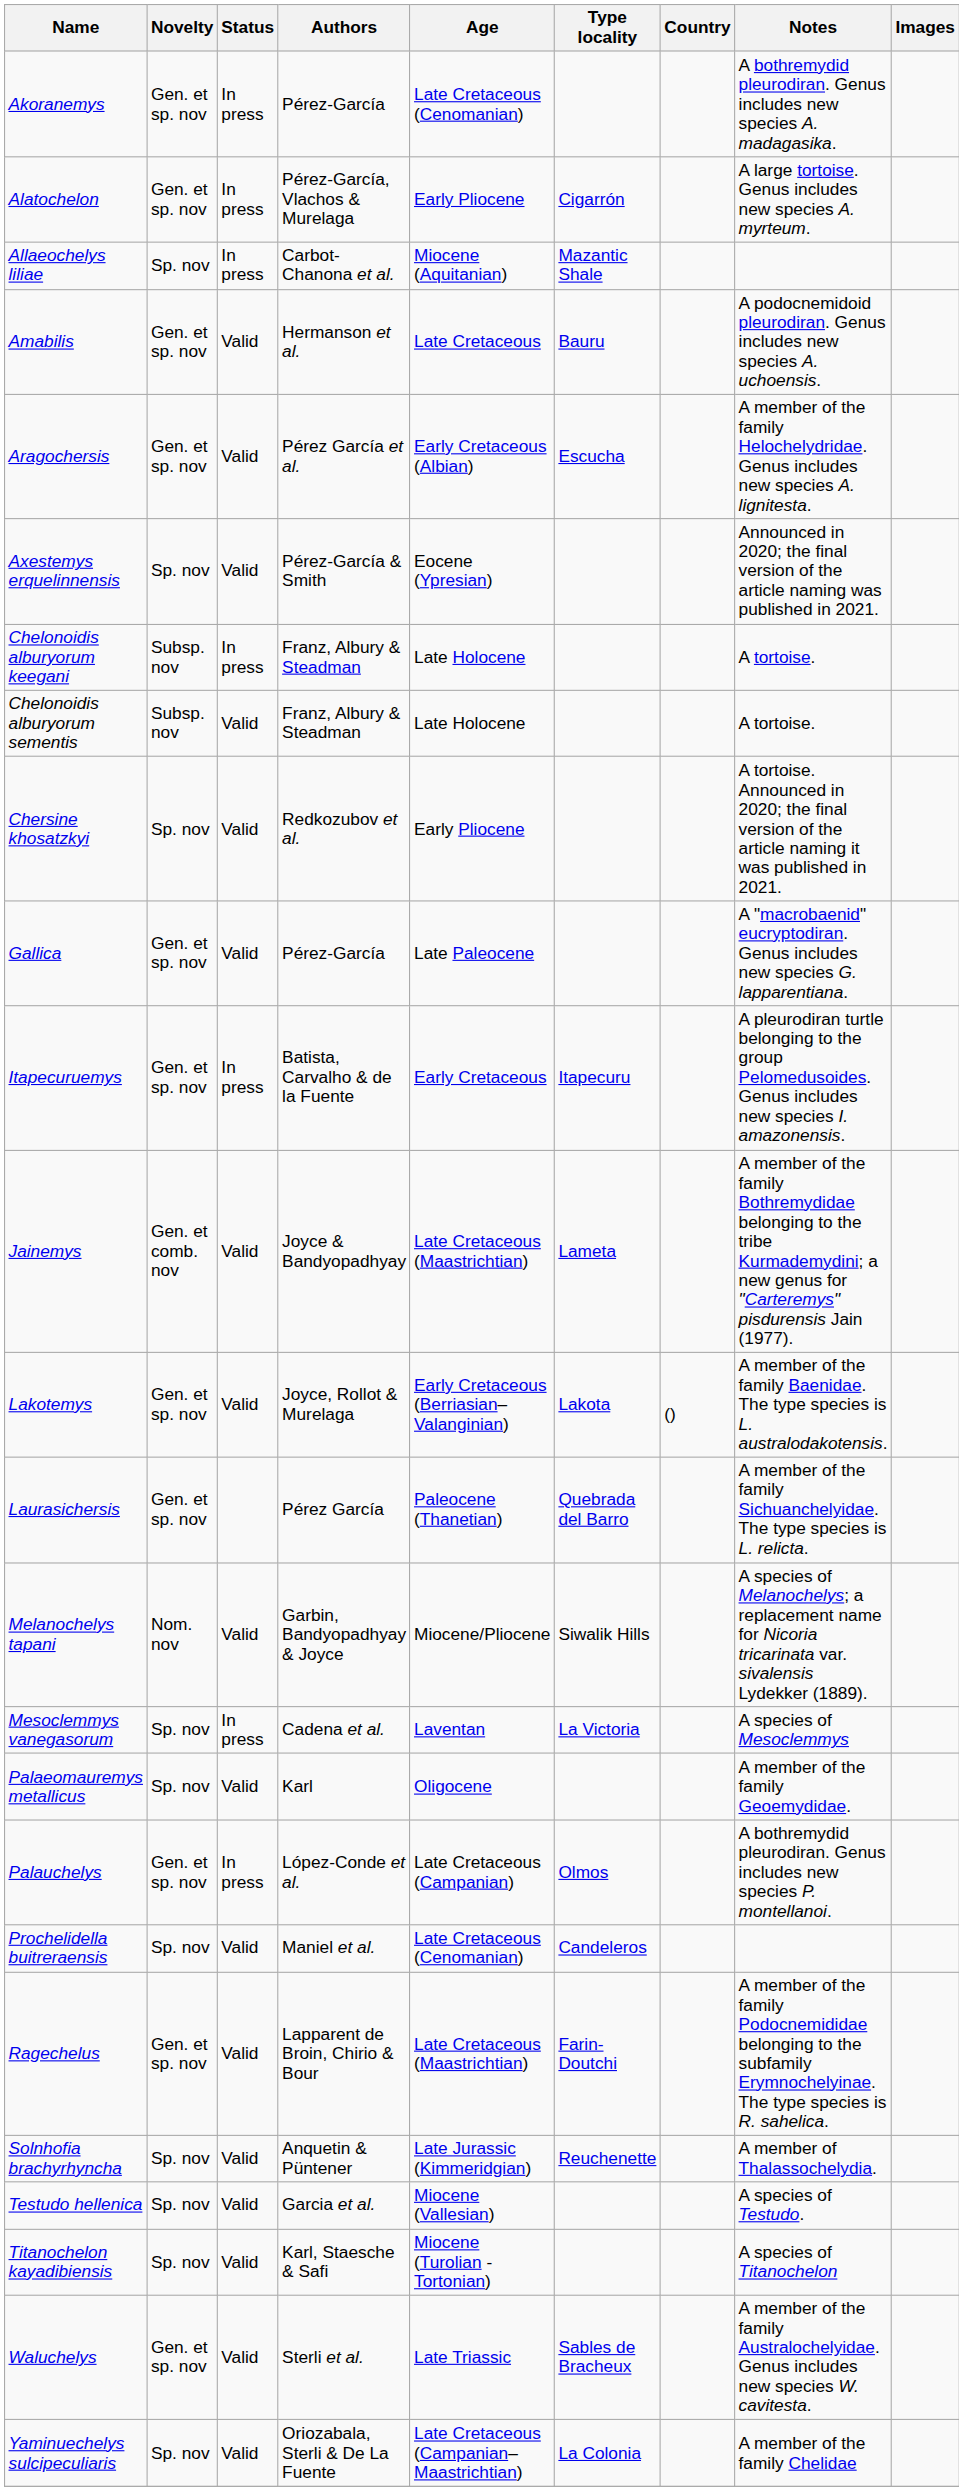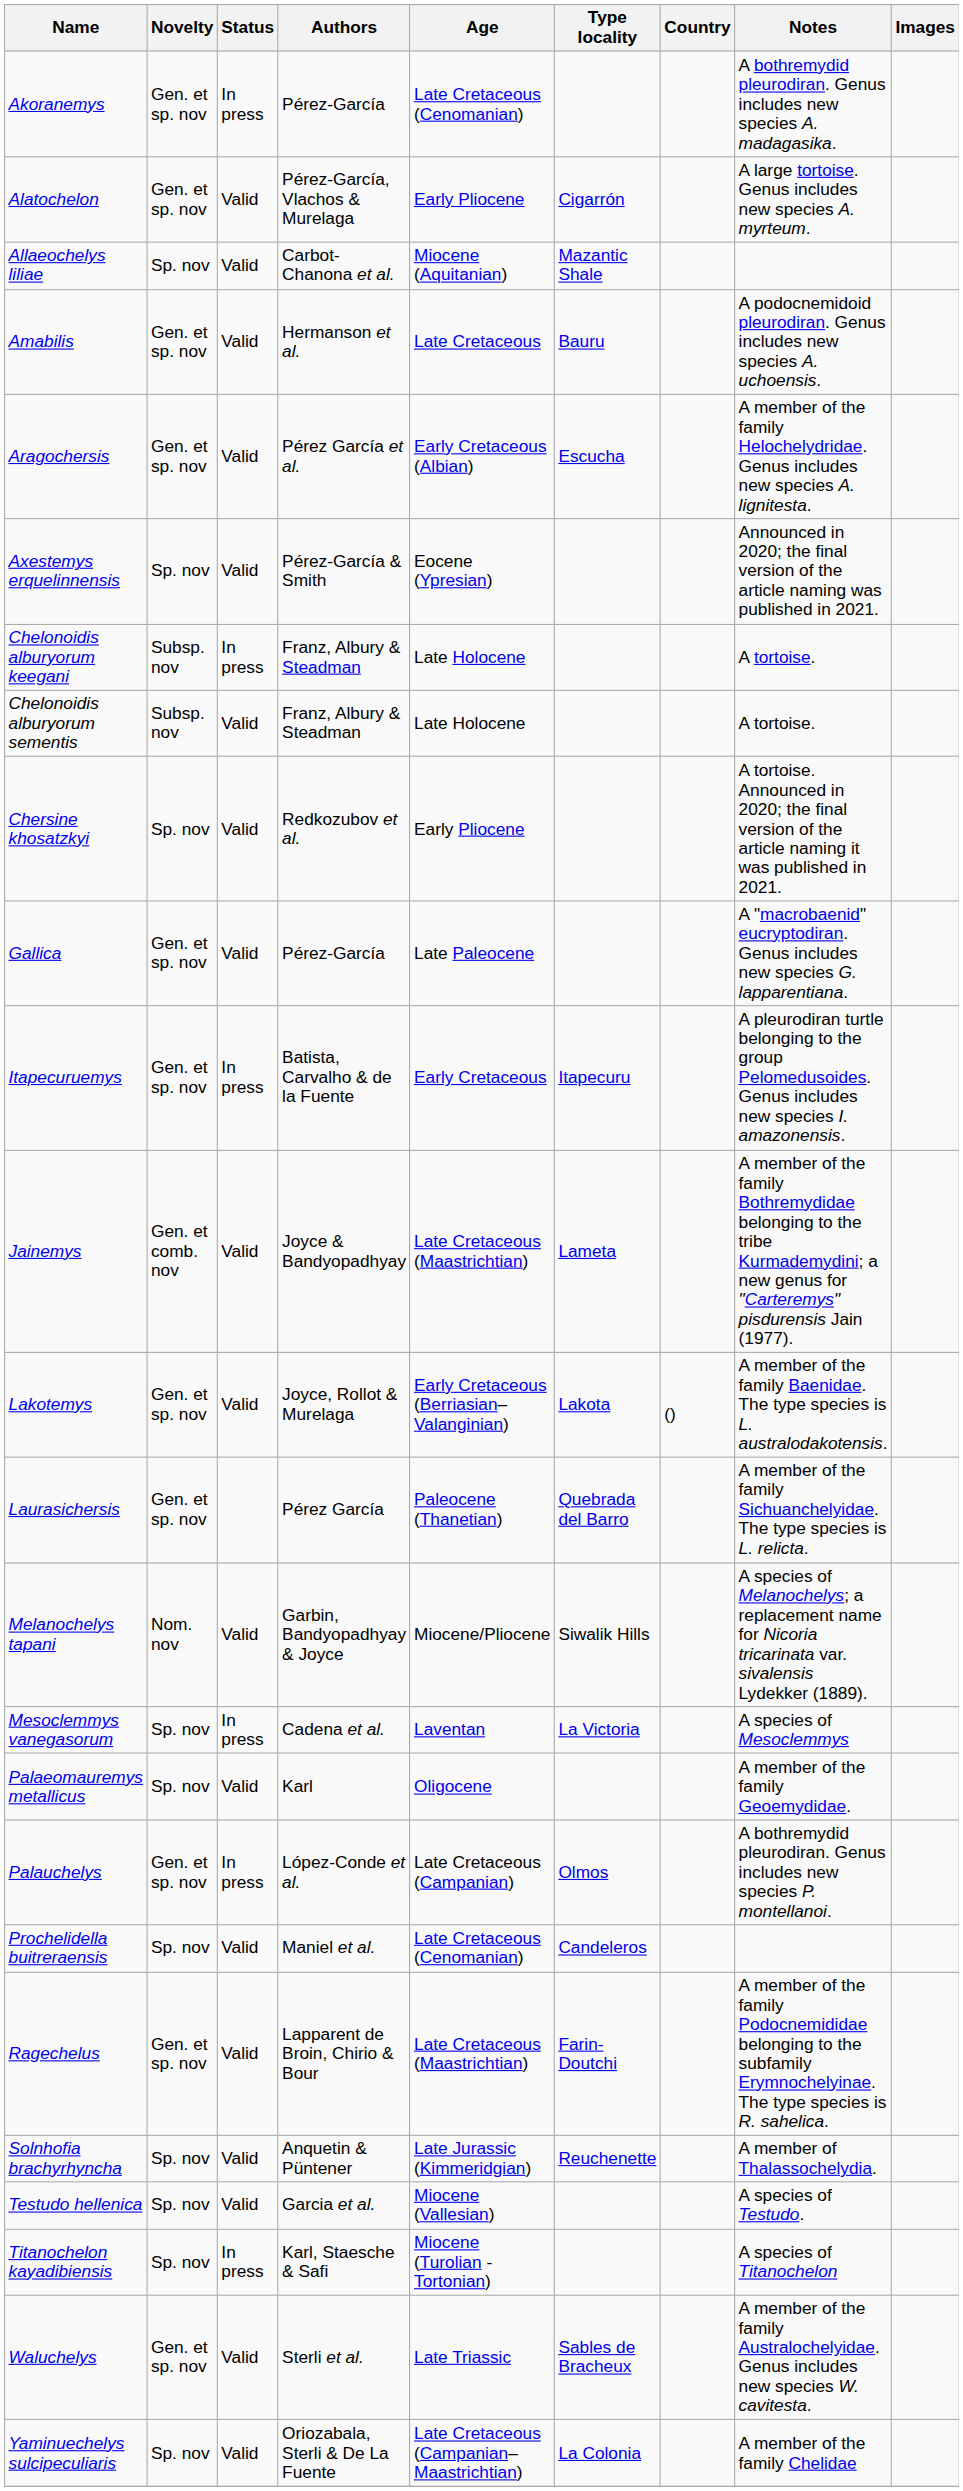(242, 199) In press -> (240, 199) Valid
(242, 265) In press -> (240, 265) Valid
(240, 2262) Valid -> (242, 2262) In press
